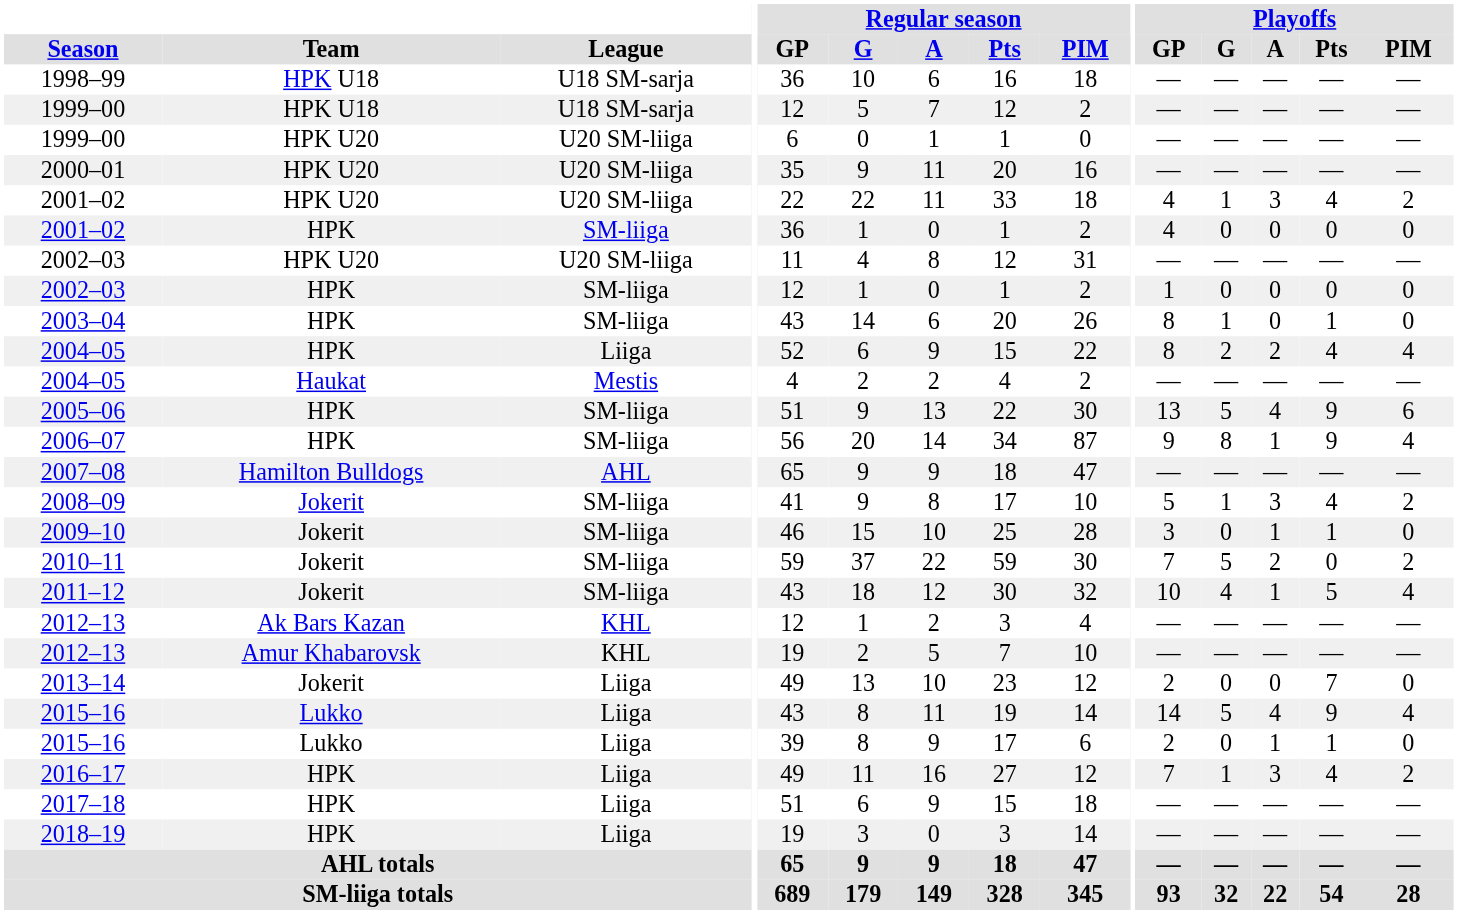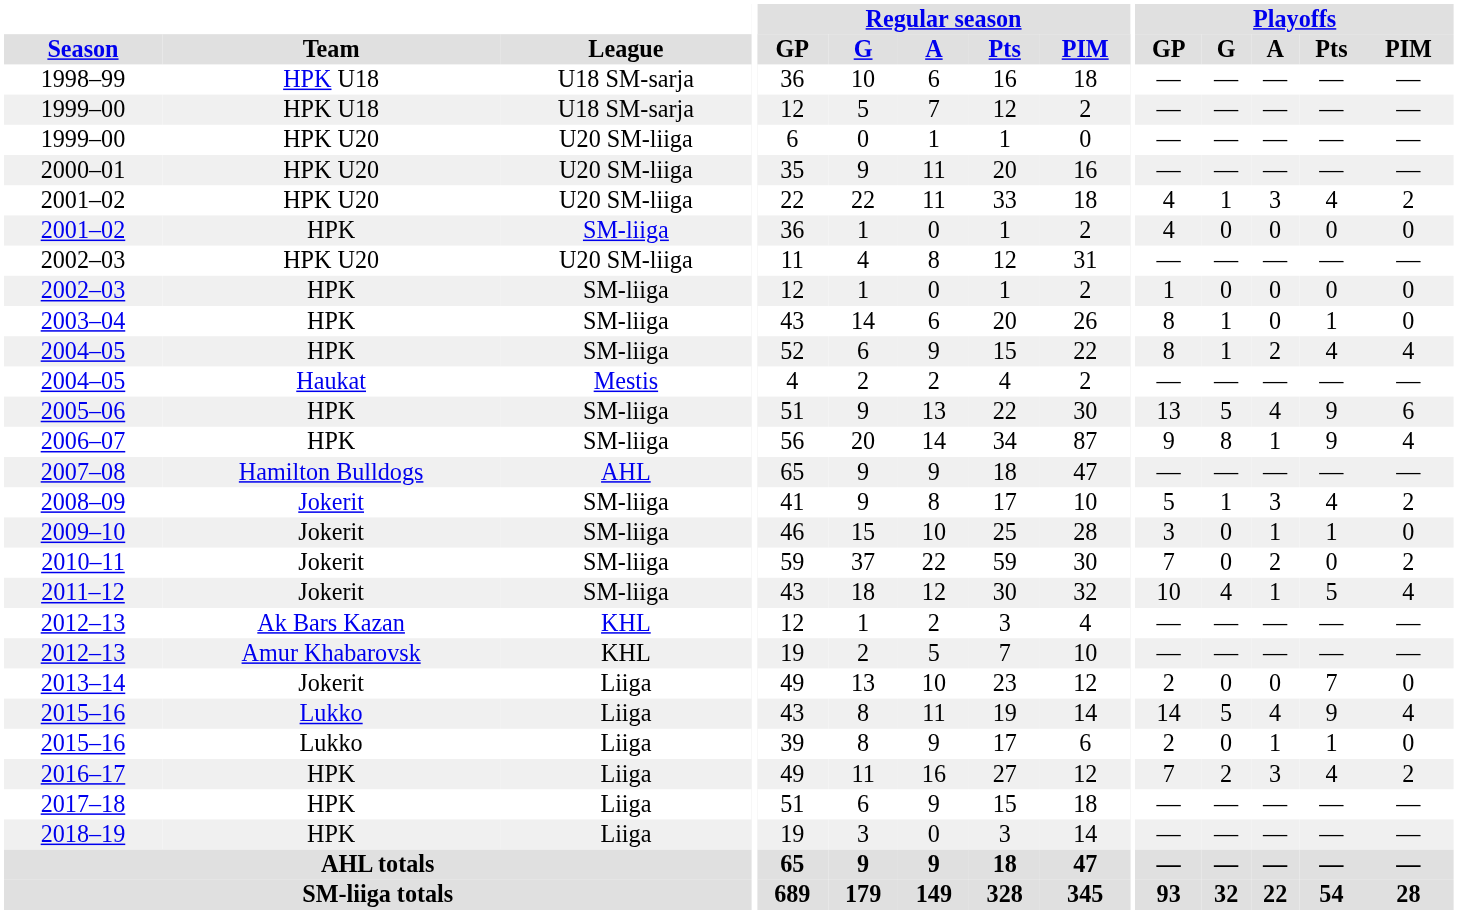(626, 351) Liiga -> (626, 351) SM-liiga
(1226, 351) 2 -> (1226, 351) 1
(1226, 562) 5 -> (1226, 562) 0
(1226, 773) 1 -> (1226, 773) 2
